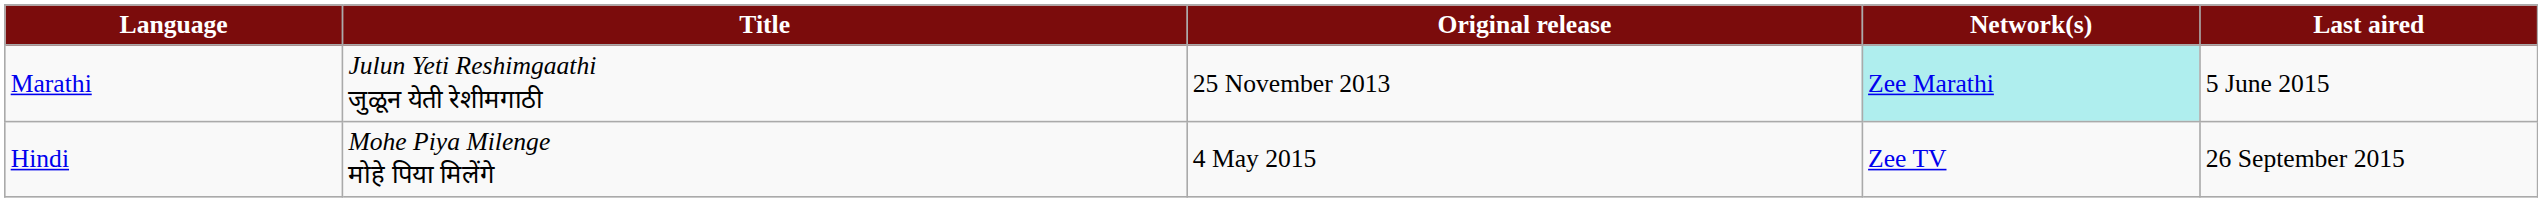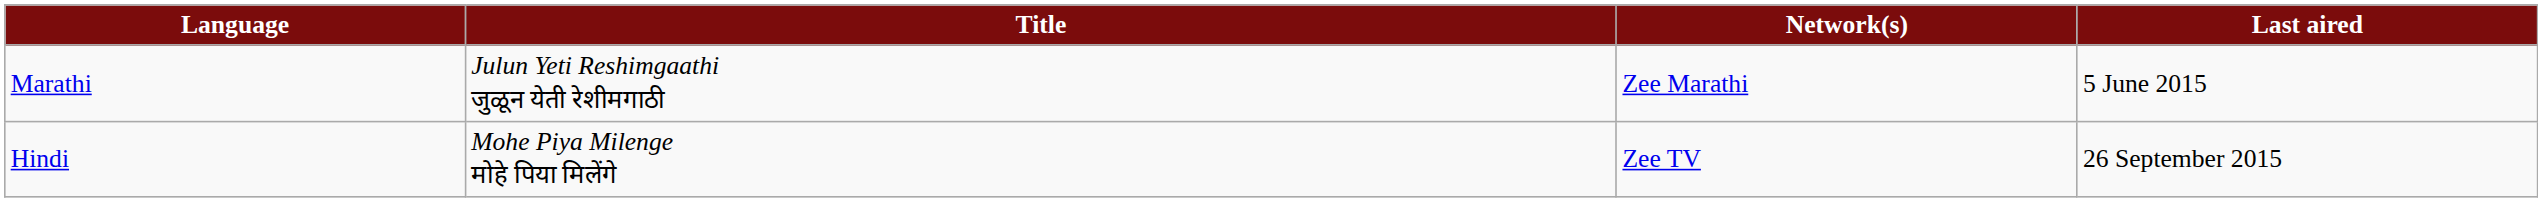- column: (1524, 24)
(1931, 83) paleturquoise background -> (1685, 83) no background
